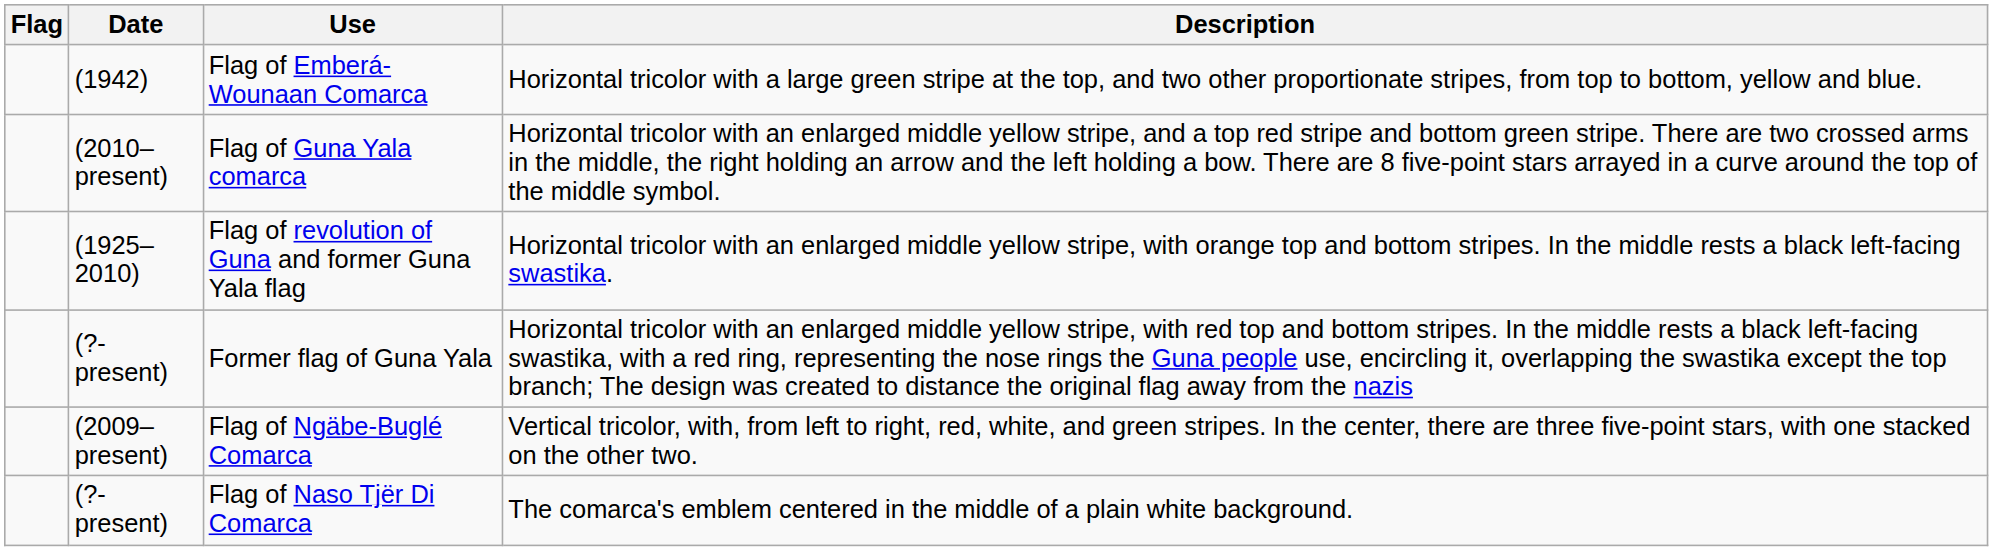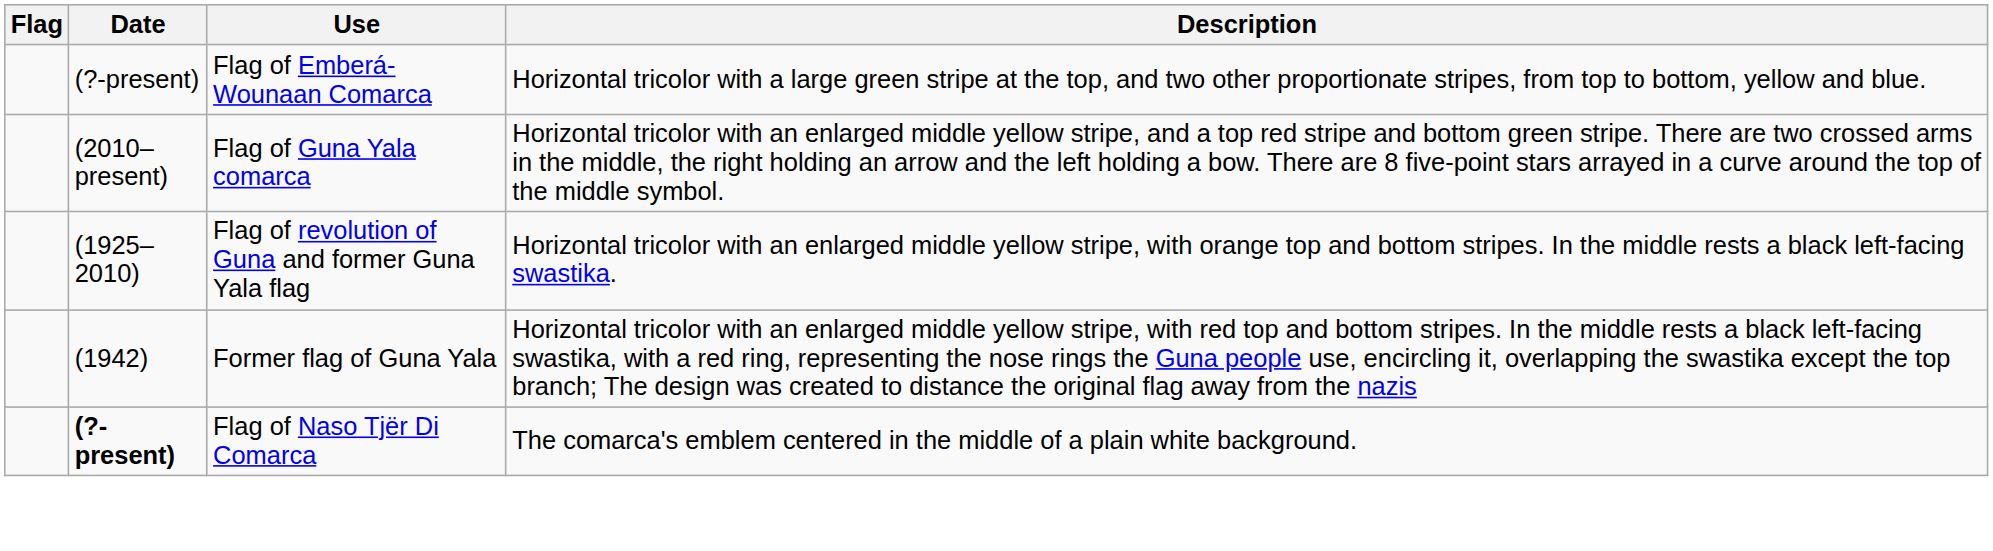(111, 79) (1942) -> (137, 79) (?-present)
(121, 357) (?-present) -> (111, 357) (1942)
- row: (325, 441)
(121, 510) normal -> (125, 441) bold
